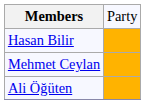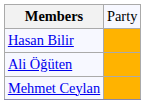rows swapped: (54, 64) <-> (40, 88)
